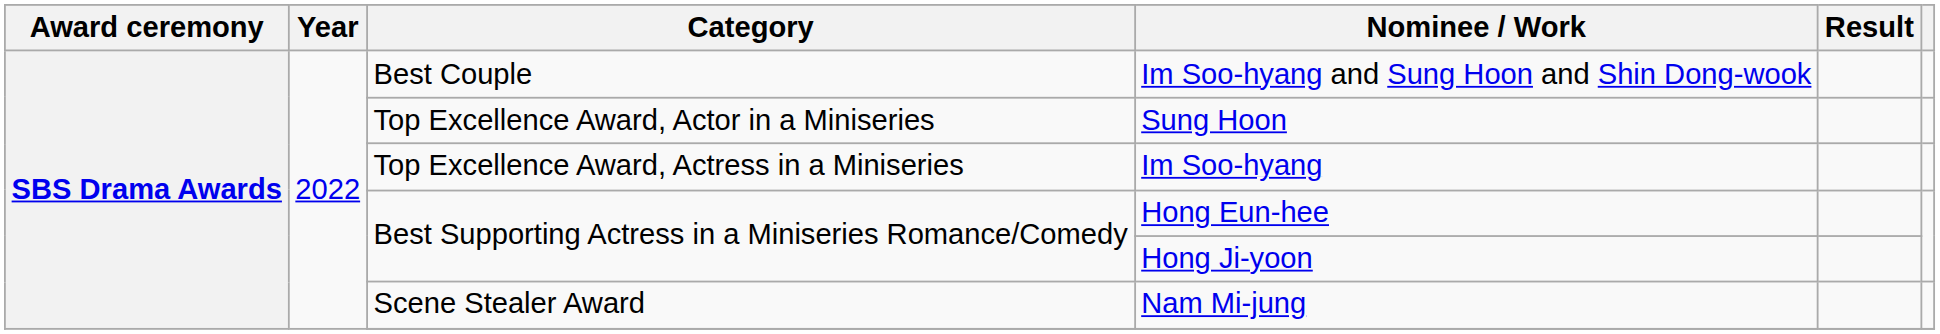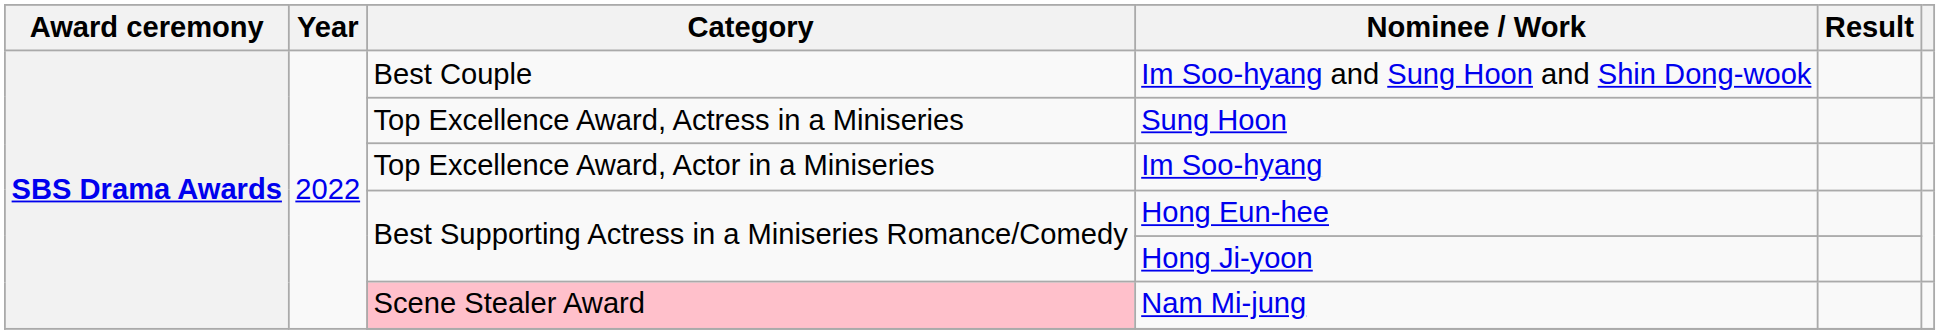(654, 119) Top Excellence Award, Actor in a Miniseries -> (669, 119) Top Excellence Award, Actress in a Miniseries
(669, 166) Top Excellence Award, Actress in a Miniseries -> (654, 166) Top Excellence Award, Actor in a Miniseries
(509, 304) no background -> (509, 304) pink background
